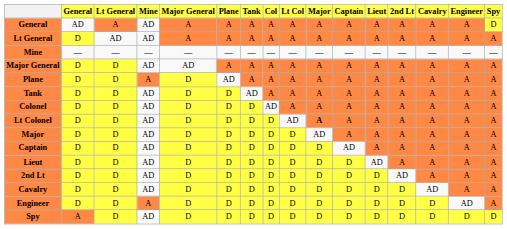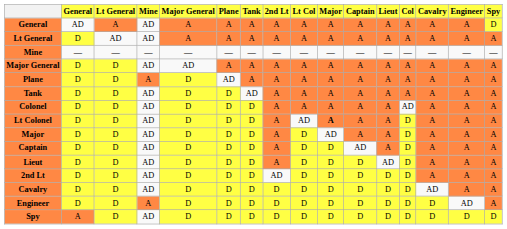columns swapped: (271, 11) <-> (402, 11)
